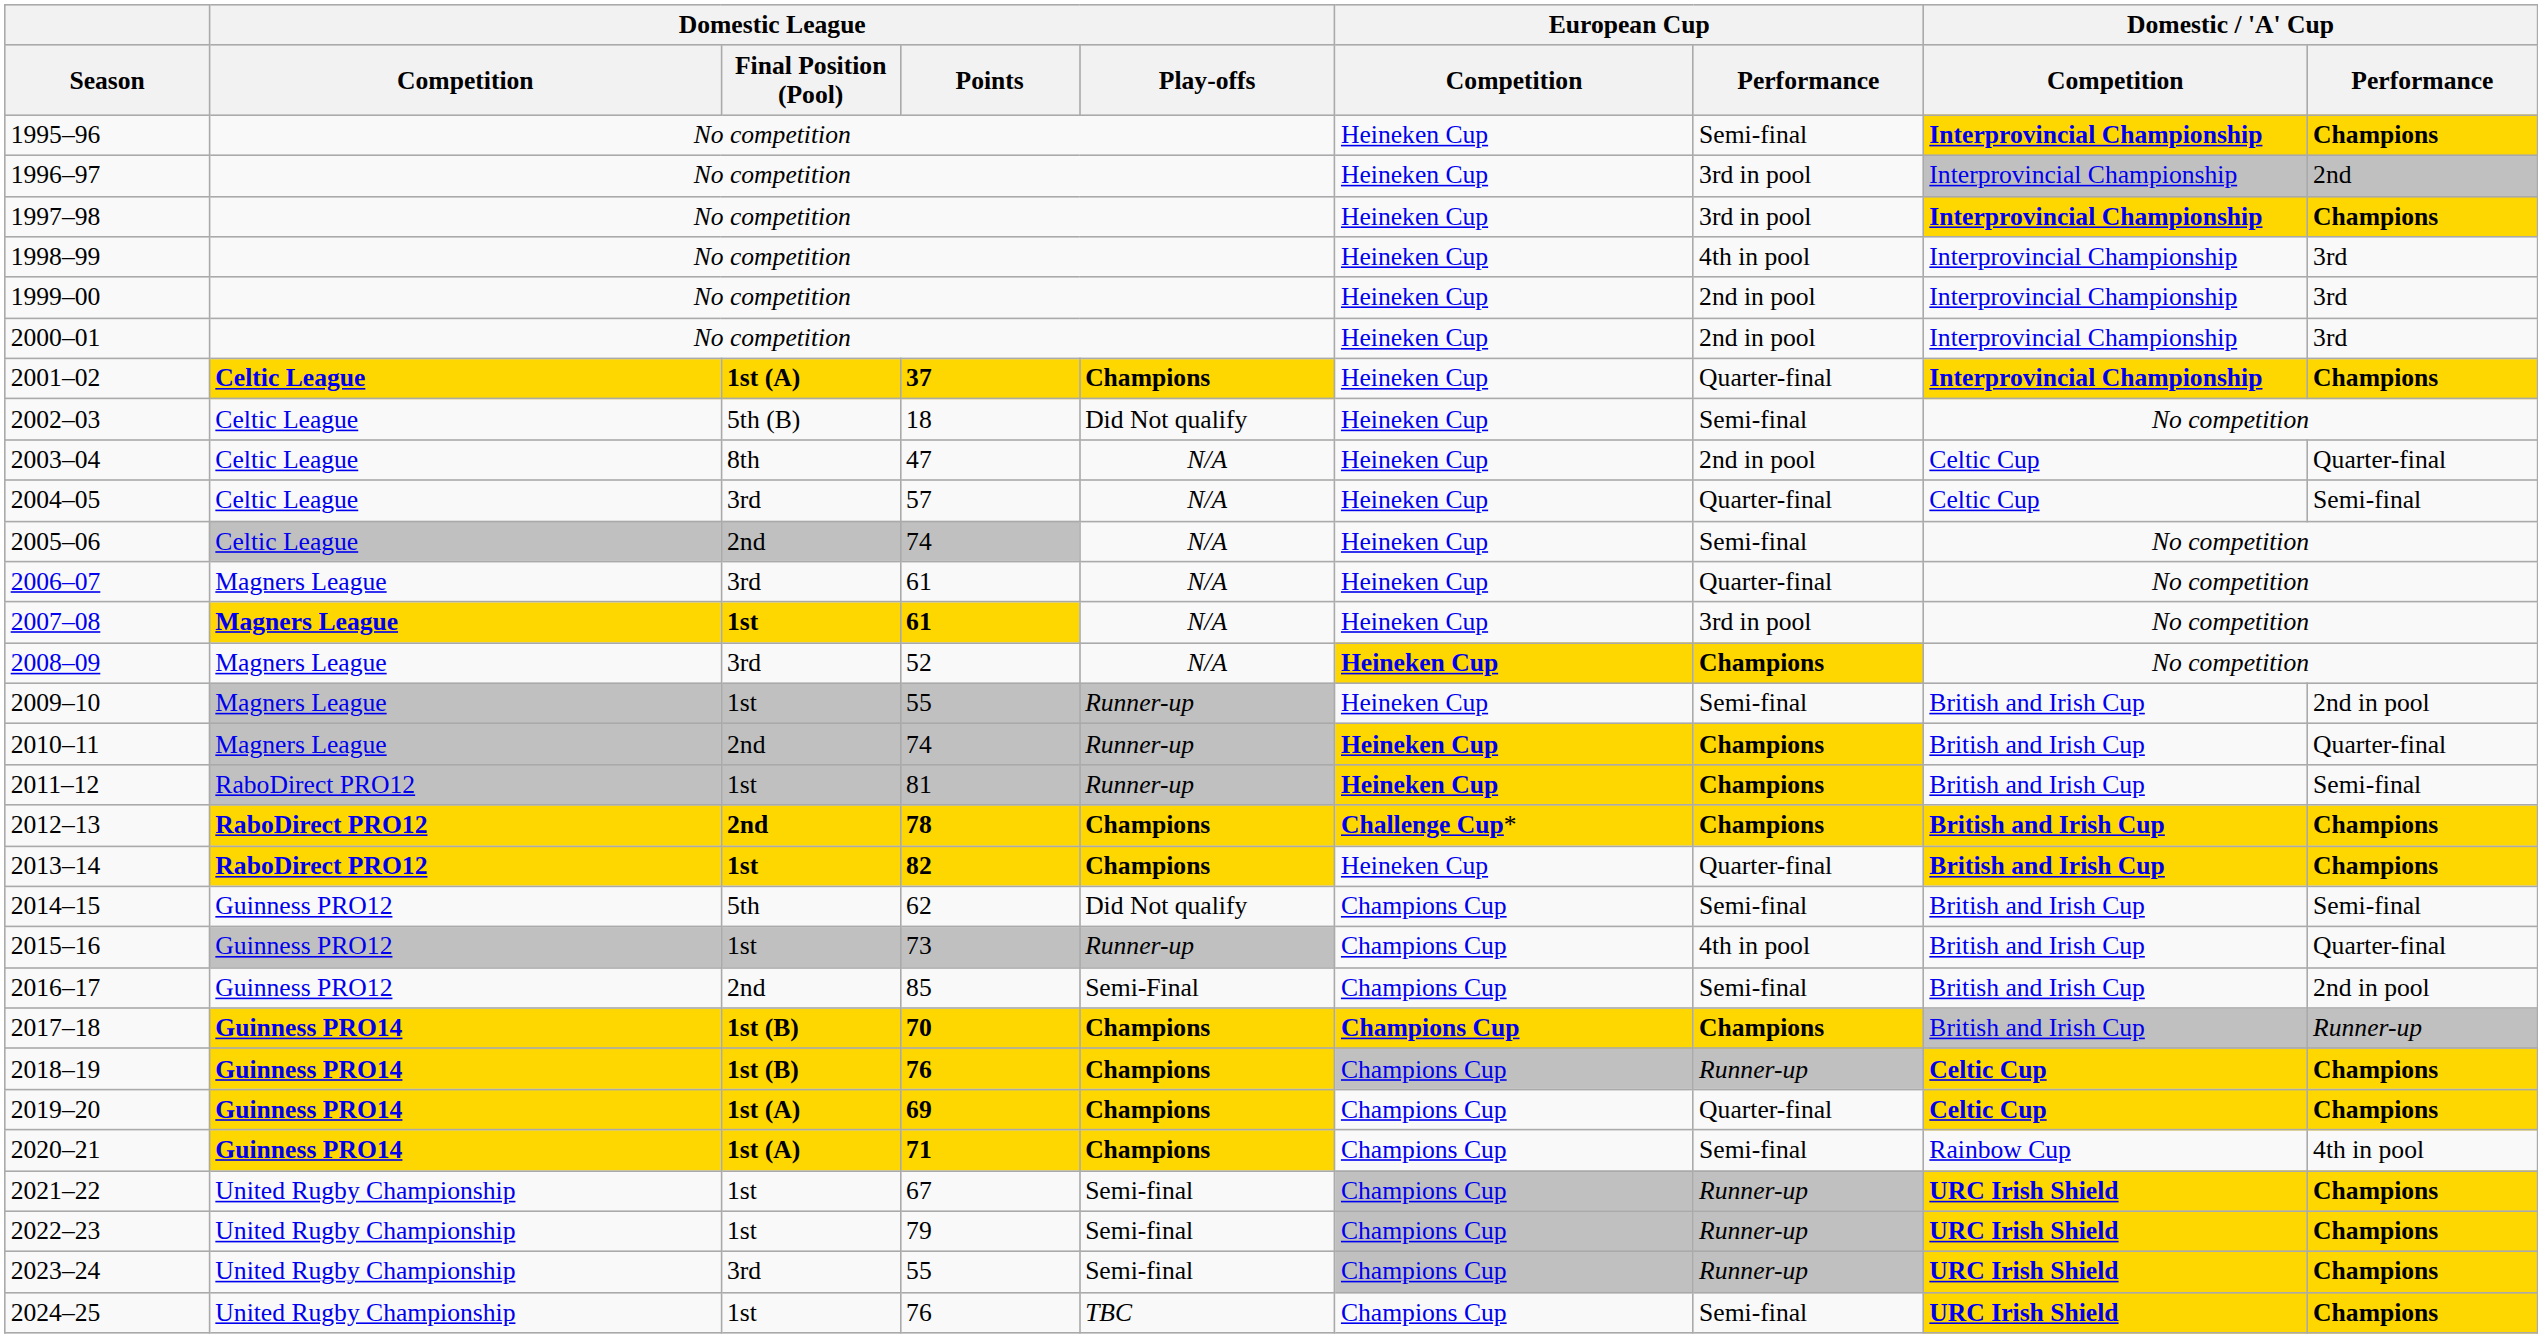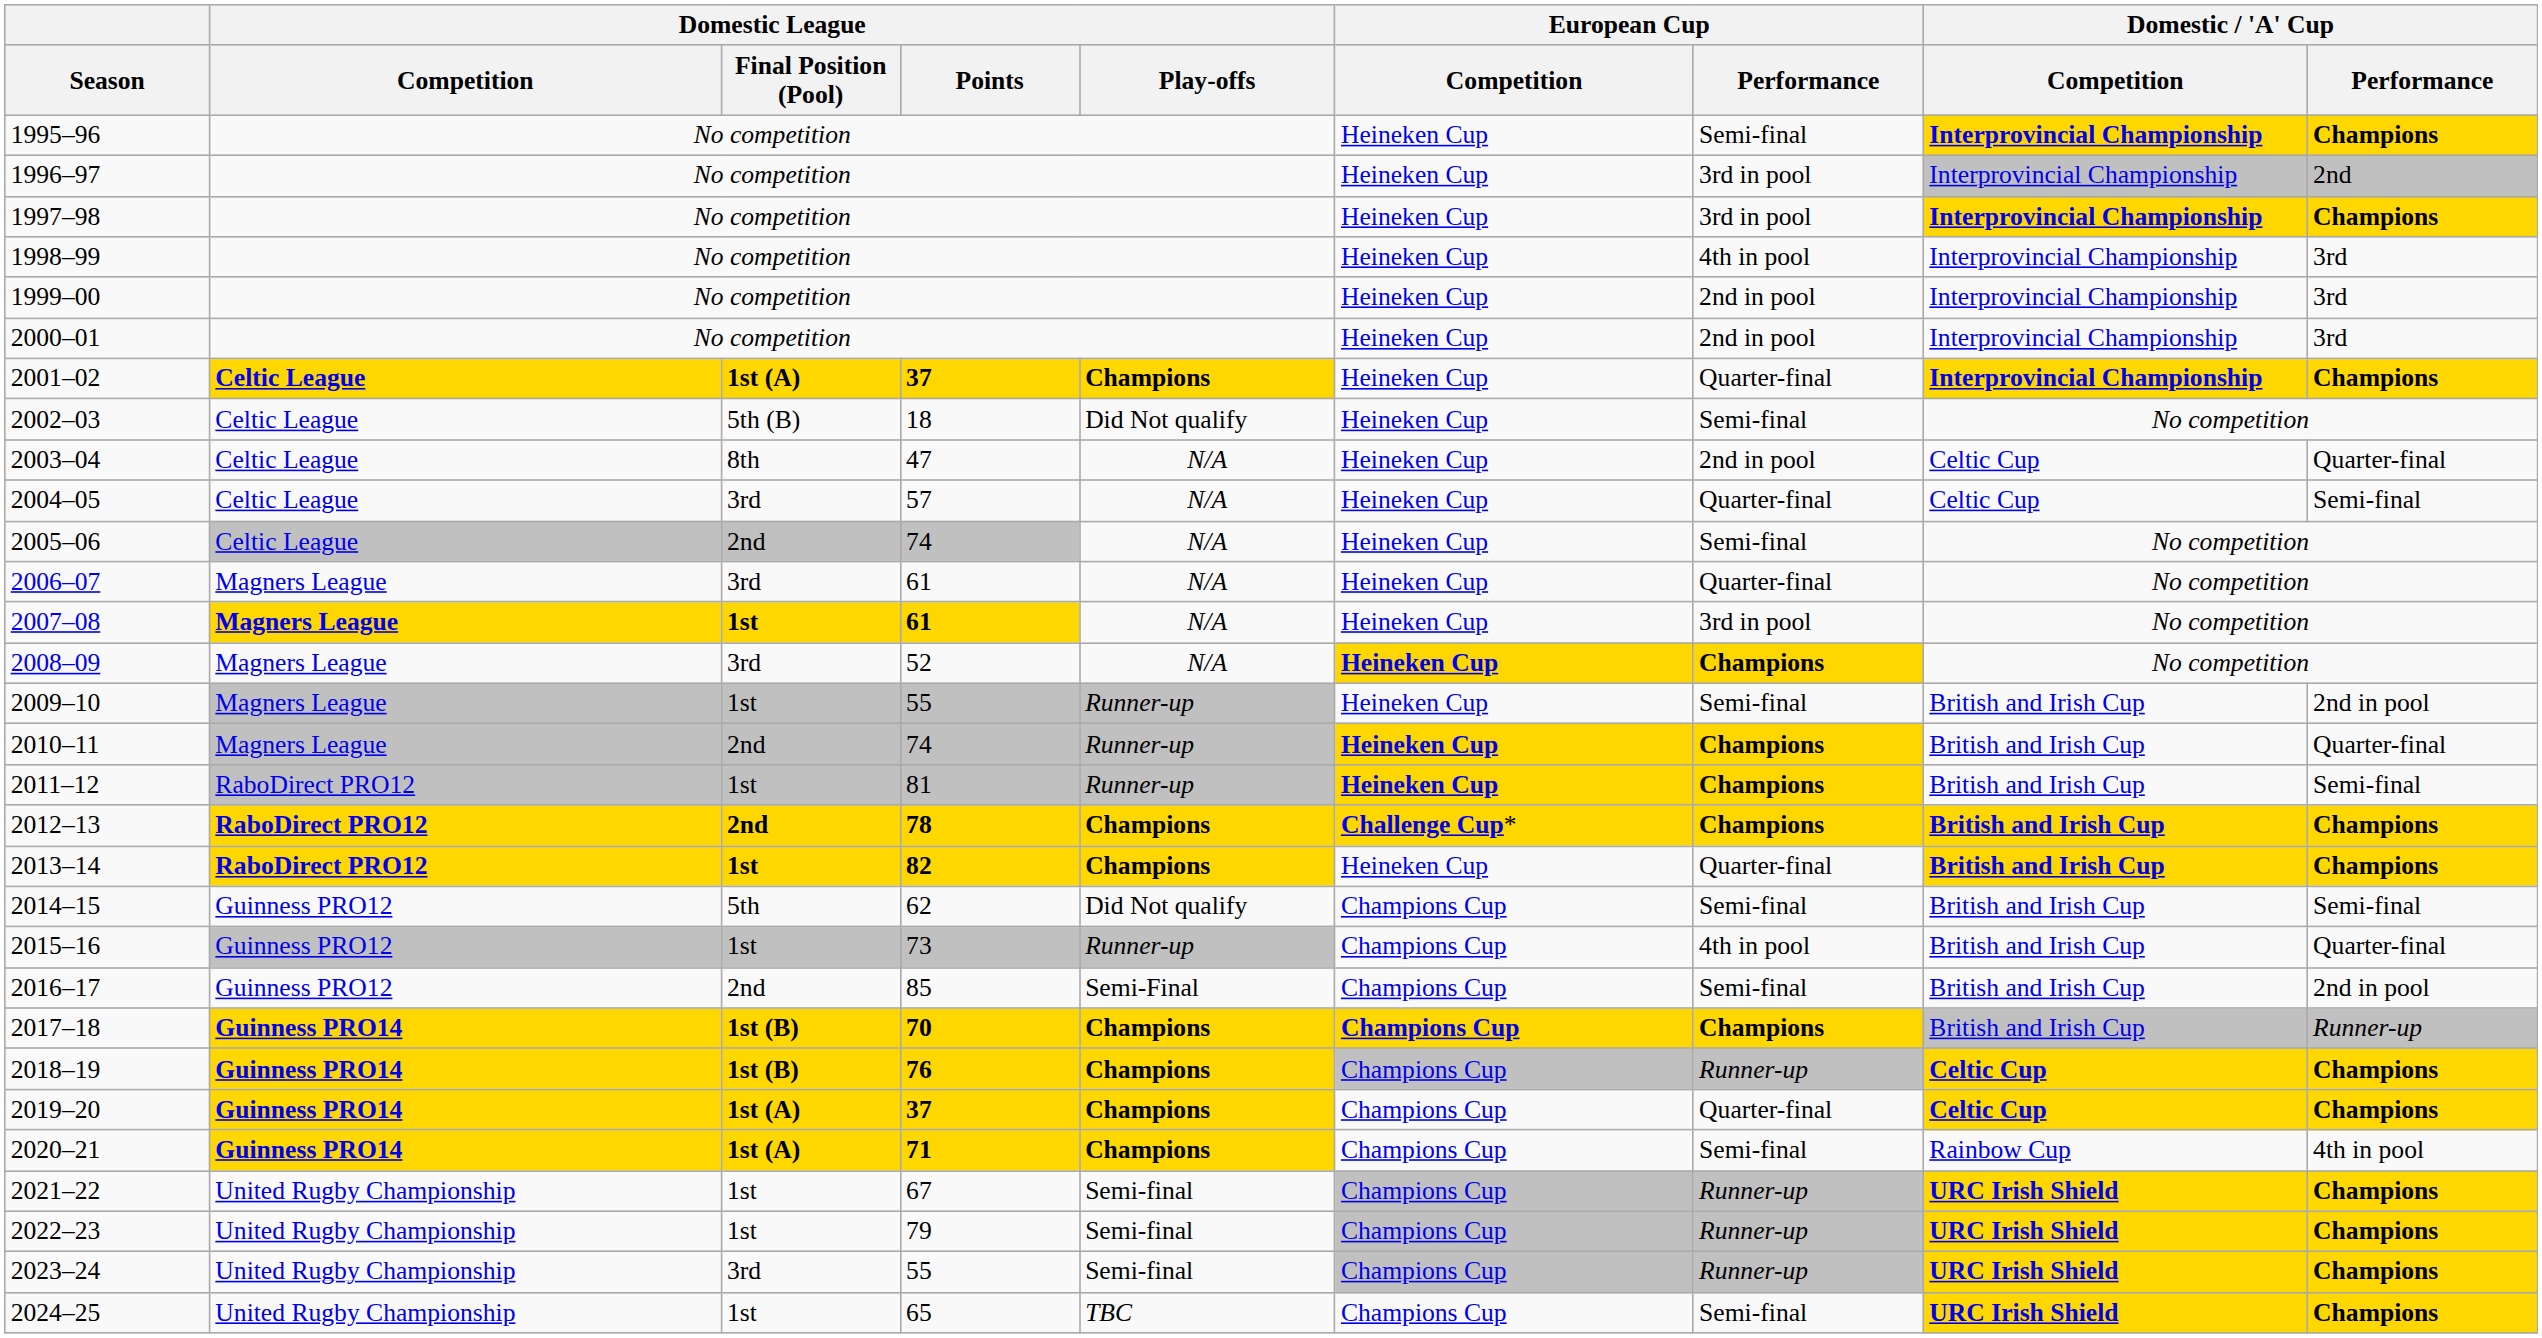(919, 1109) 69 -> (919, 1109) 37
(919, 1312) 76 -> (919, 1312) 65
